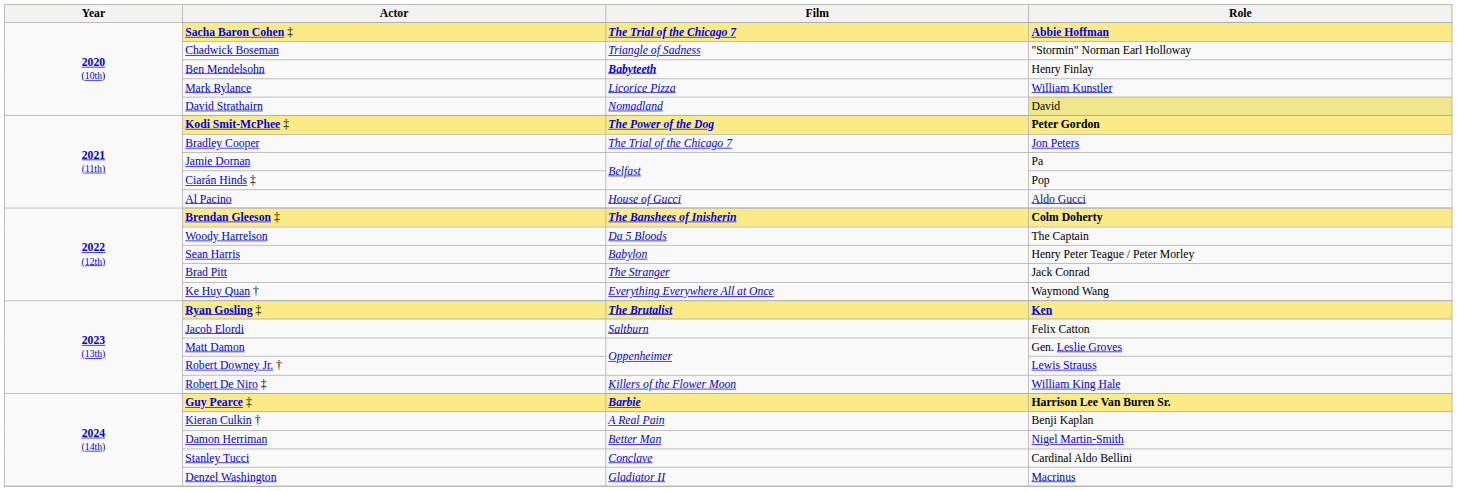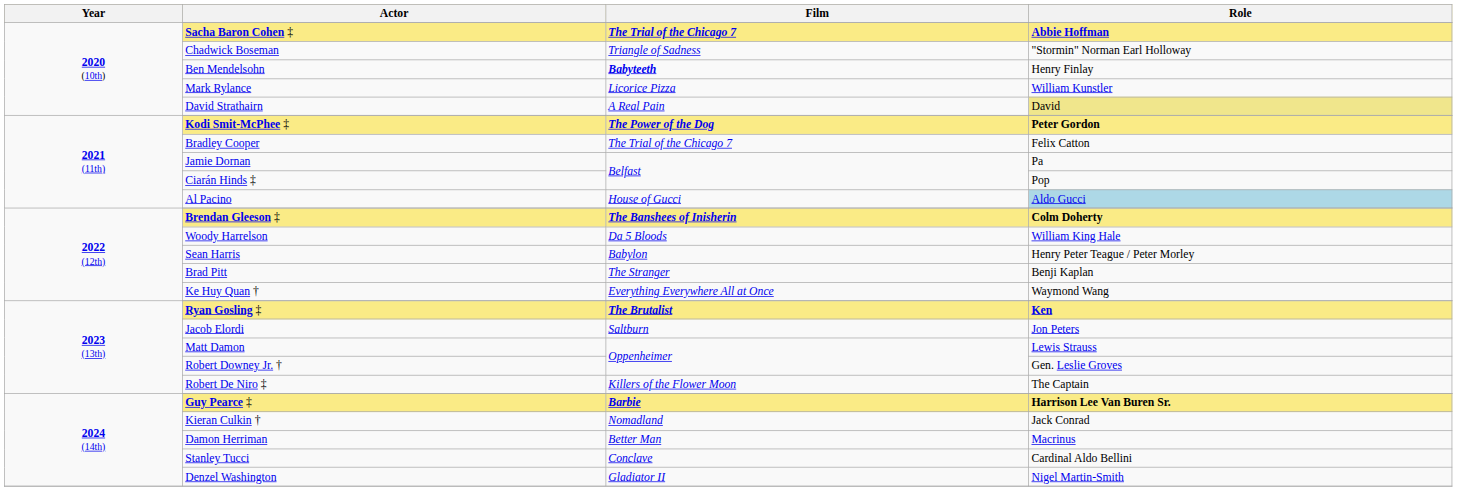(636, 106) Nomadland -> (636, 106) A Real Pain
(1055, 143) Jon Peters -> (1061, 143) Felix Catton
(1059, 198) no background -> (1059, 198) lightblue background
(1060, 236) The Captain -> (1076, 236) William King Hale
(1061, 273) Jack Conrad -> (1062, 273) Benji Kaplan
(1061, 328) Felix Catton -> (1055, 328) Jon Peters
(1077, 347) Gen. Leslie Groves -> (1064, 347) Lewis Strauss
(1064, 365) Lewis Strauss -> (1077, 365) Gen. Leslie Groves
(1076, 384) William King Hale -> (1060, 384) The Captain
(636, 421) A Real Pain -> (636, 421) Nomadland
(1062, 421) Benji Kaplan -> (1061, 421) Jack Conrad
(1078, 439) Nigel Martin-Smith -> (1054, 439) Macrinus
(1054, 476) Macrinus -> (1078, 476) Nigel Martin-Smith
